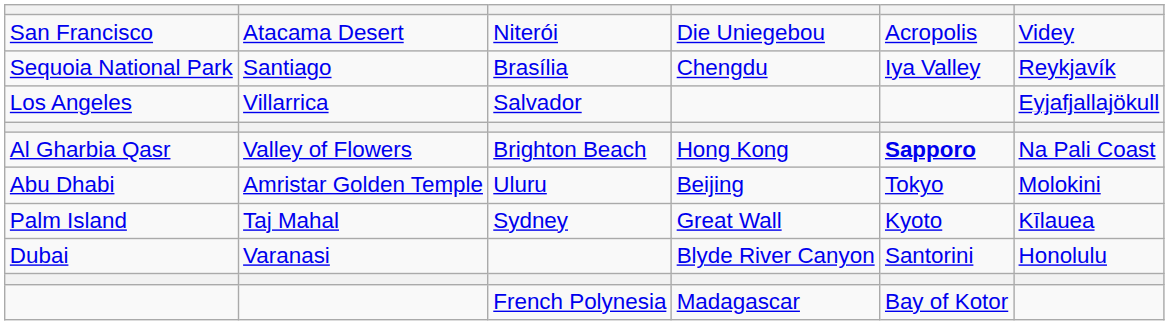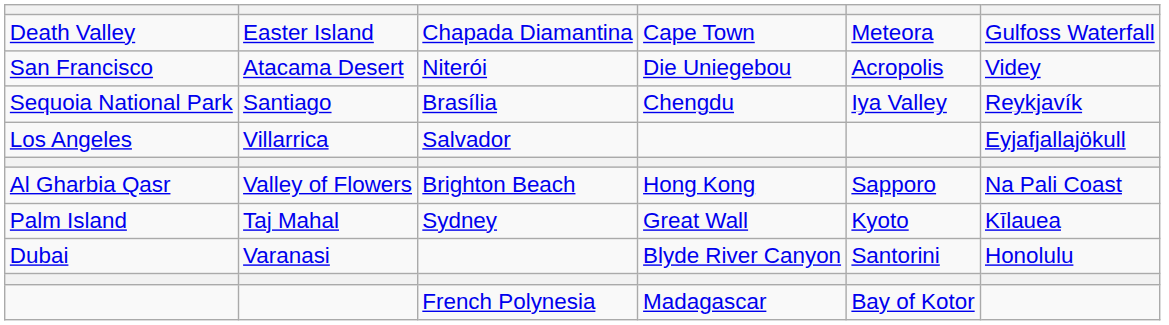+ row: (73, 32)
(930, 149) bold -> (894, 185) normal
- row: (62, 185)
